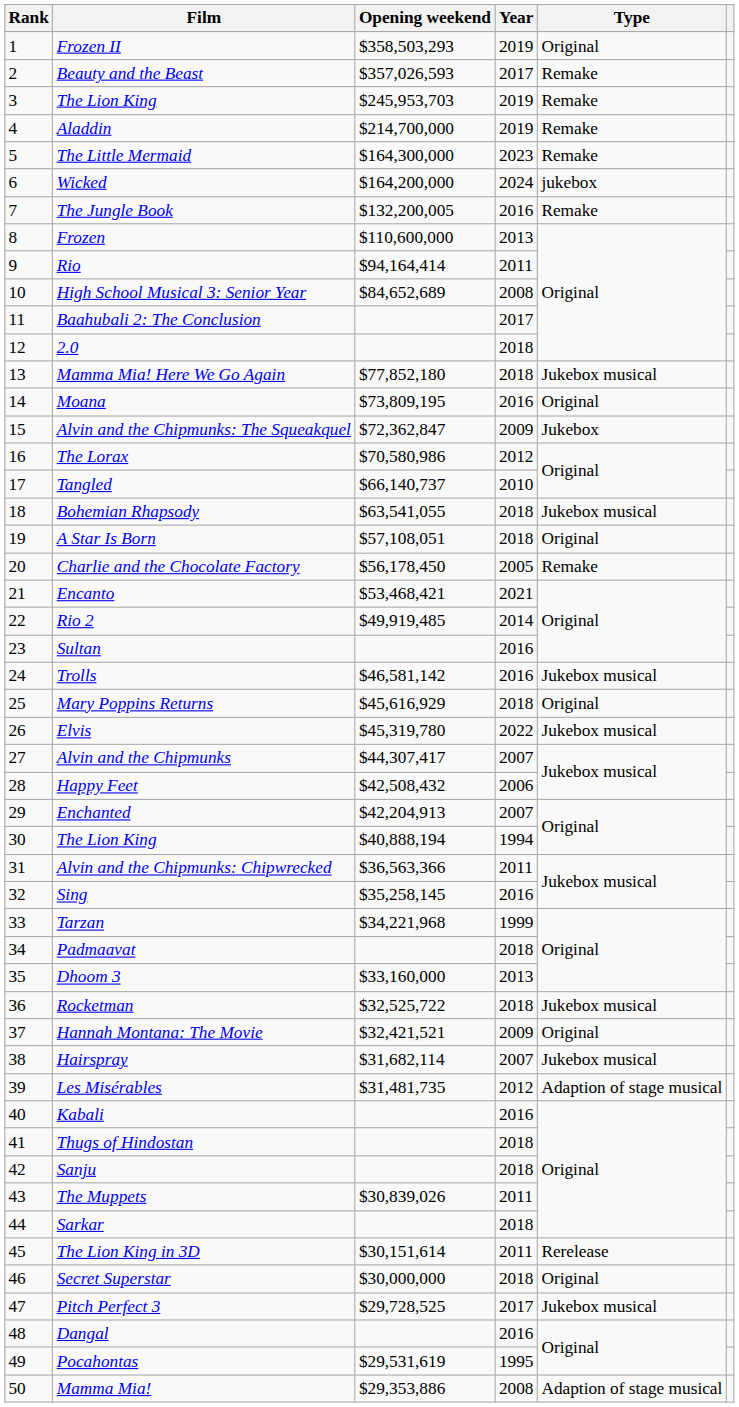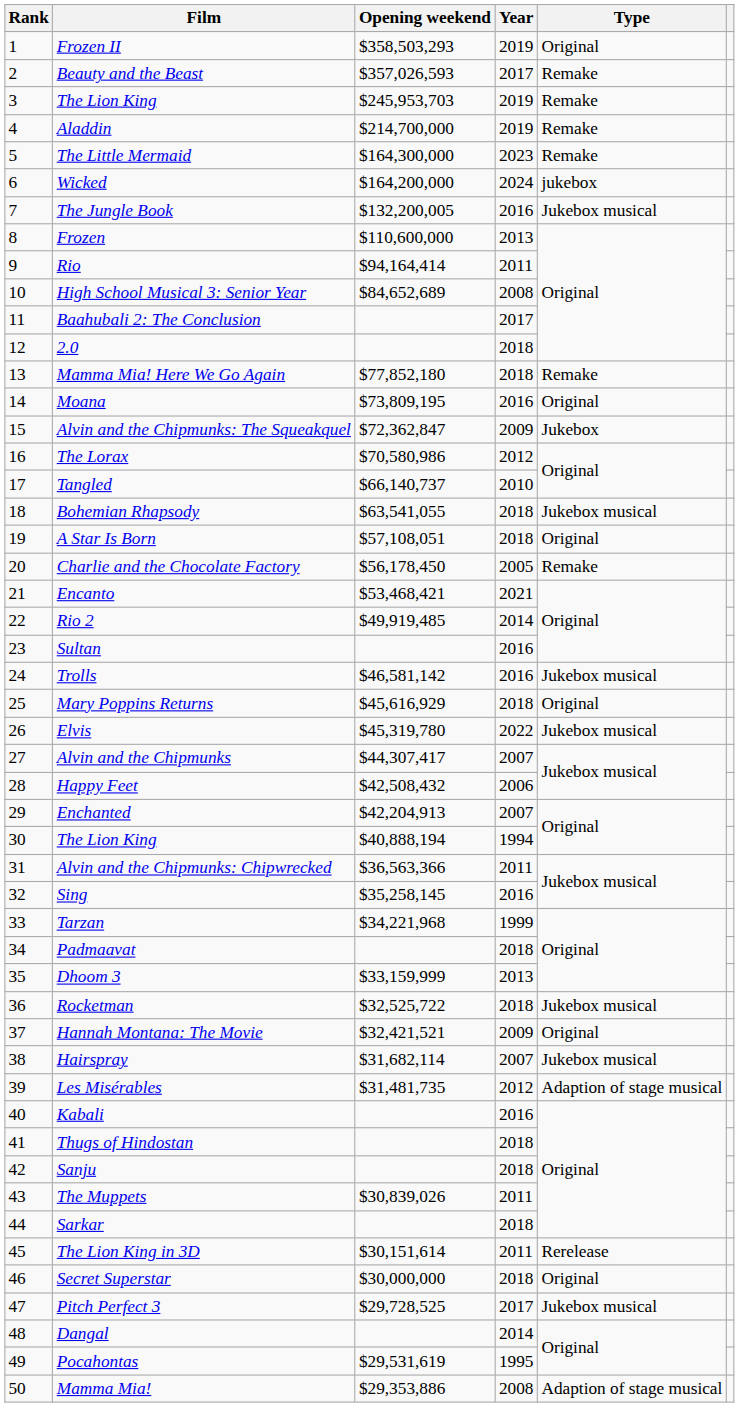(570, 210) Remake -> (599, 210) Jukebox musical
(599, 374) Jukebox musical -> (570, 374) Remake
(402, 977) $33,160,000 -> (402, 977) $33,159,999
(516, 1333) 2016 -> (516, 1333) 2014
